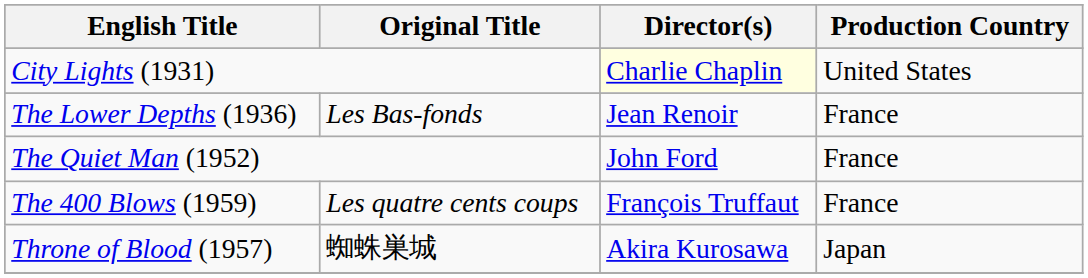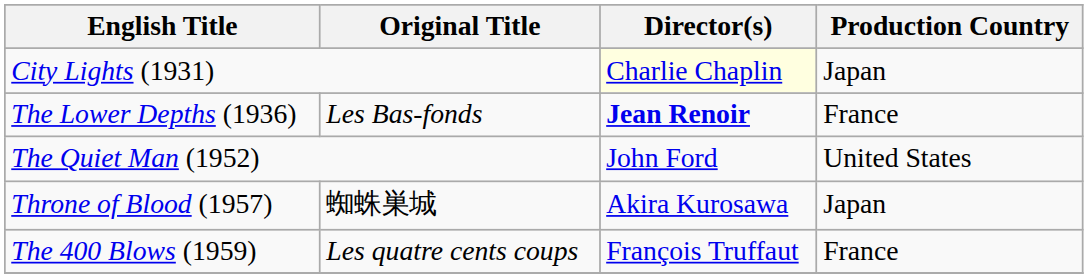(897, 70) United States -> (855, 70) Japan
(672, 114) normal -> (678, 114) bold
(861, 158) France -> (897, 158) United States
rows swapped: (134, 202) <-> (142, 248)
